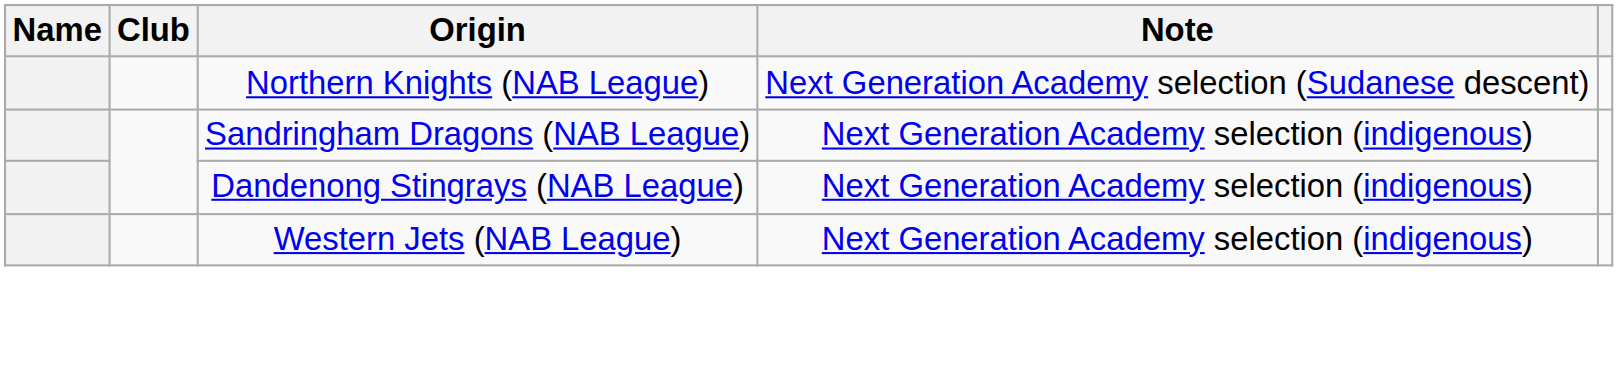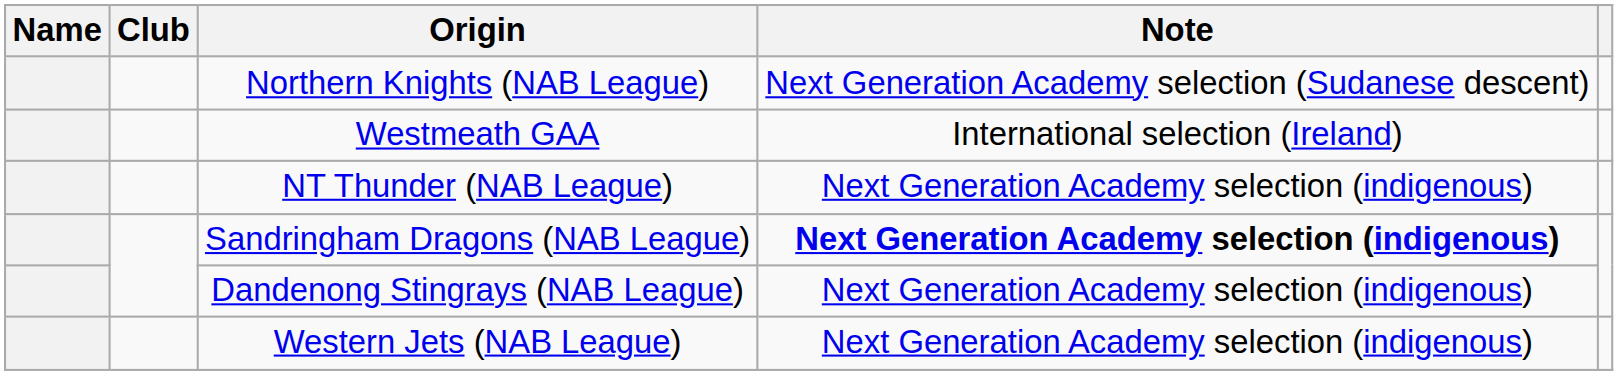+ row: (478, 134)
+ row: (478, 186)
(1177, 134) normal -> (1177, 238) bold
